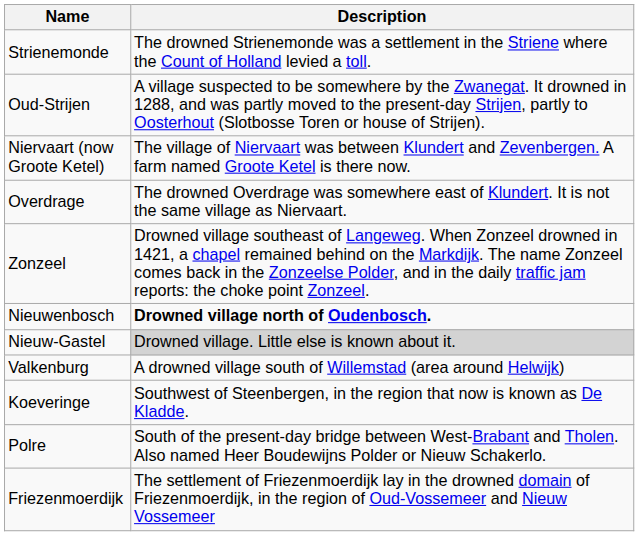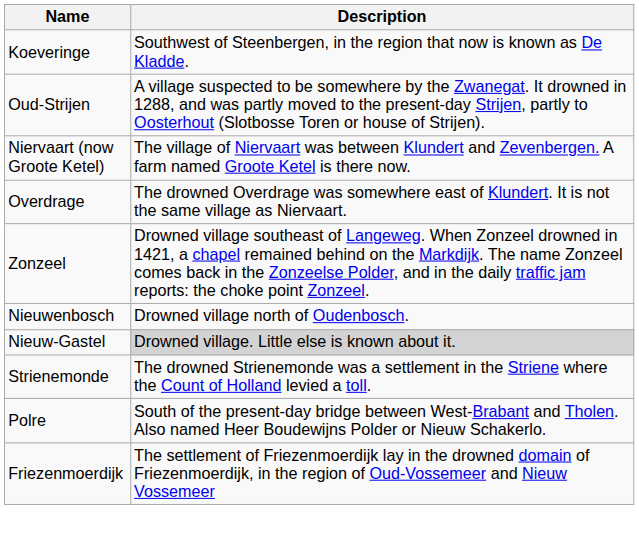rows swapped: (59, 52) <-> (49, 402)
(283, 316) bold -> (272, 316) normal
- row: (49, 367)
